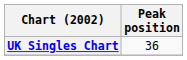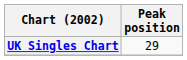(152, 46) 36 -> (152, 46) 29
